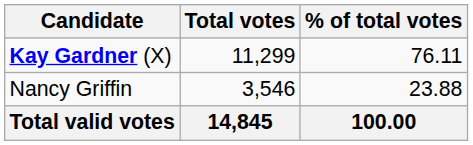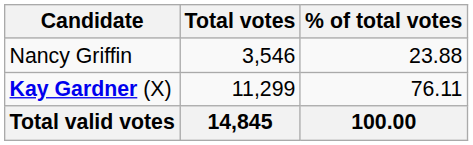rows swapped: (91, 55) <-> (71, 88)
